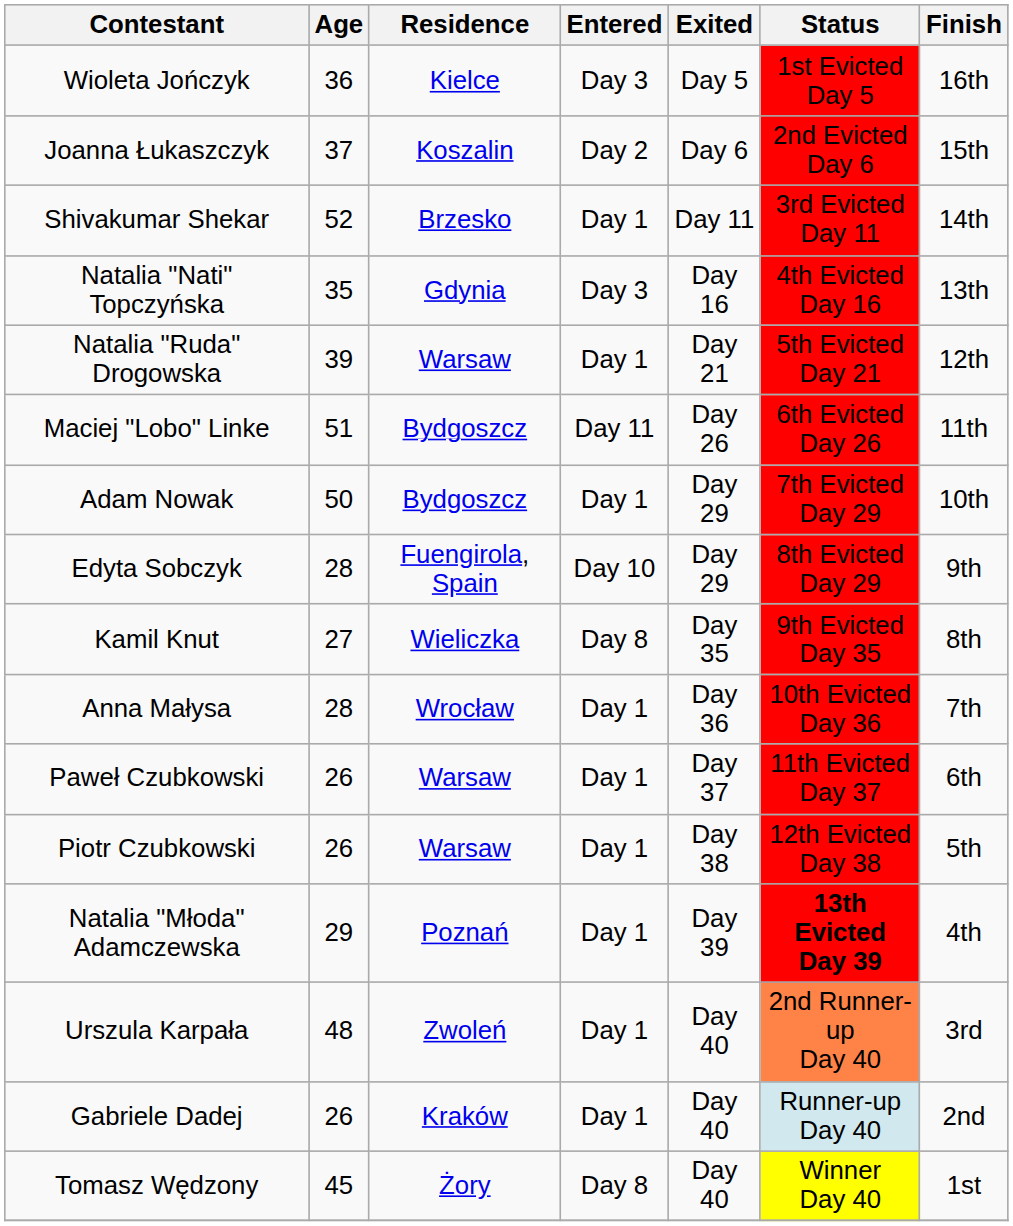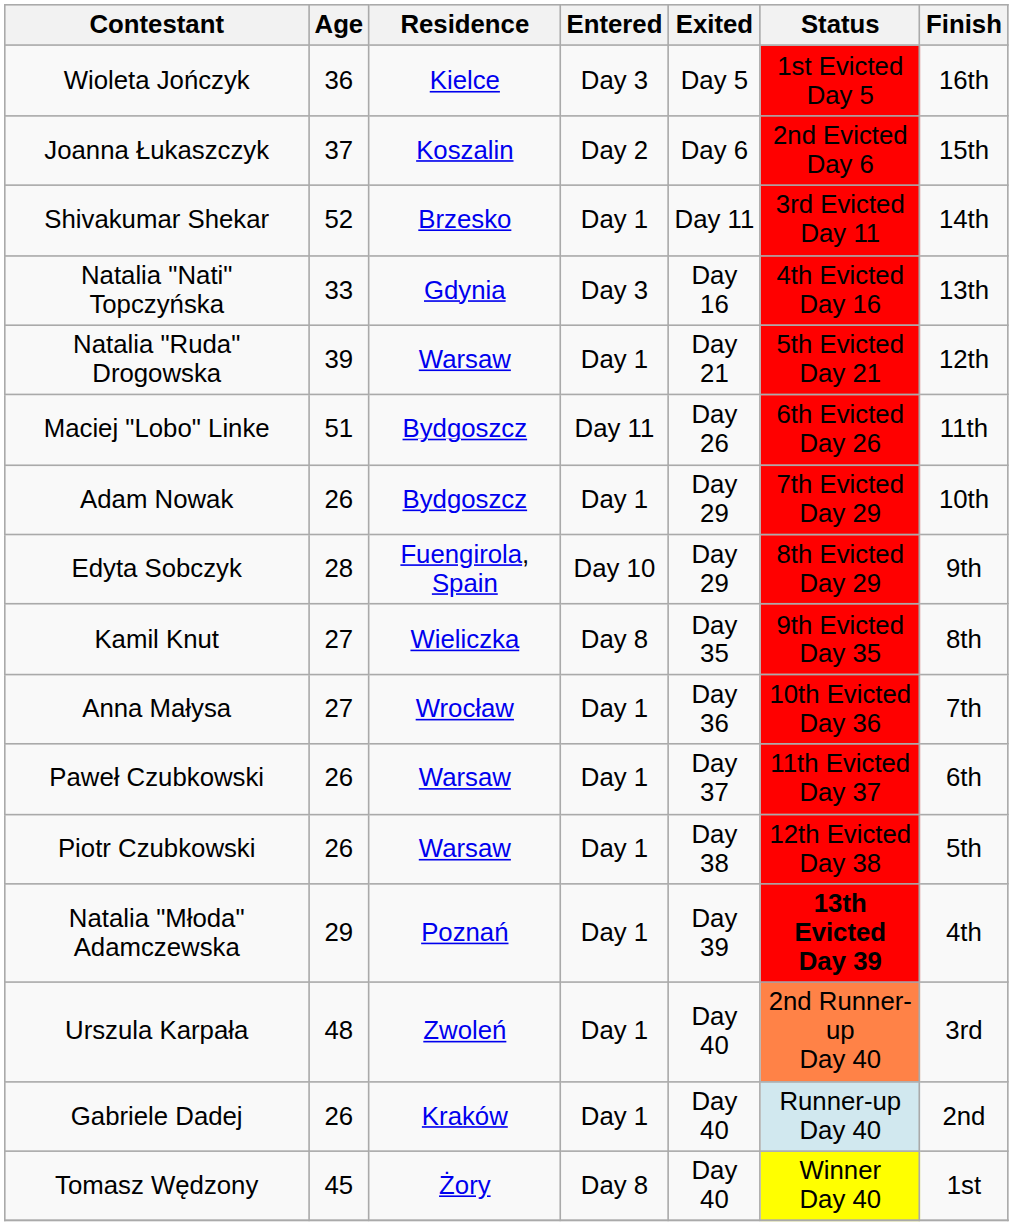(339, 289) 35 -> (339, 289) 33
(339, 499) 50 -> (339, 499) 26
(339, 708) 28 -> (339, 708) 27
